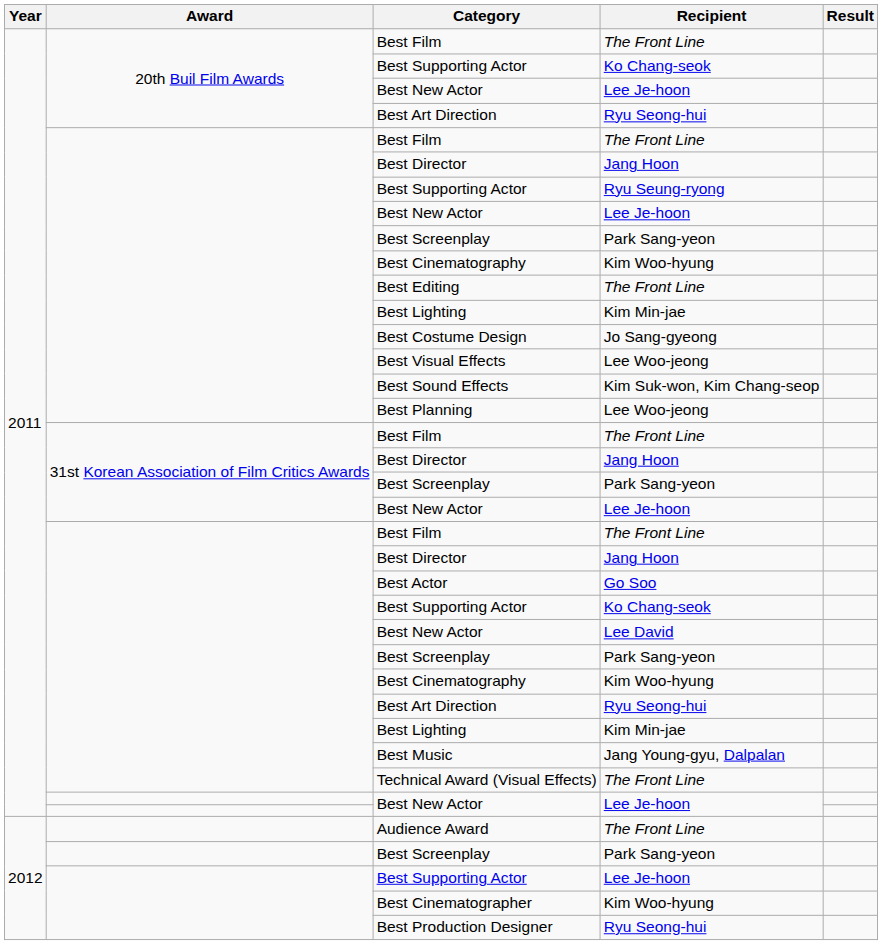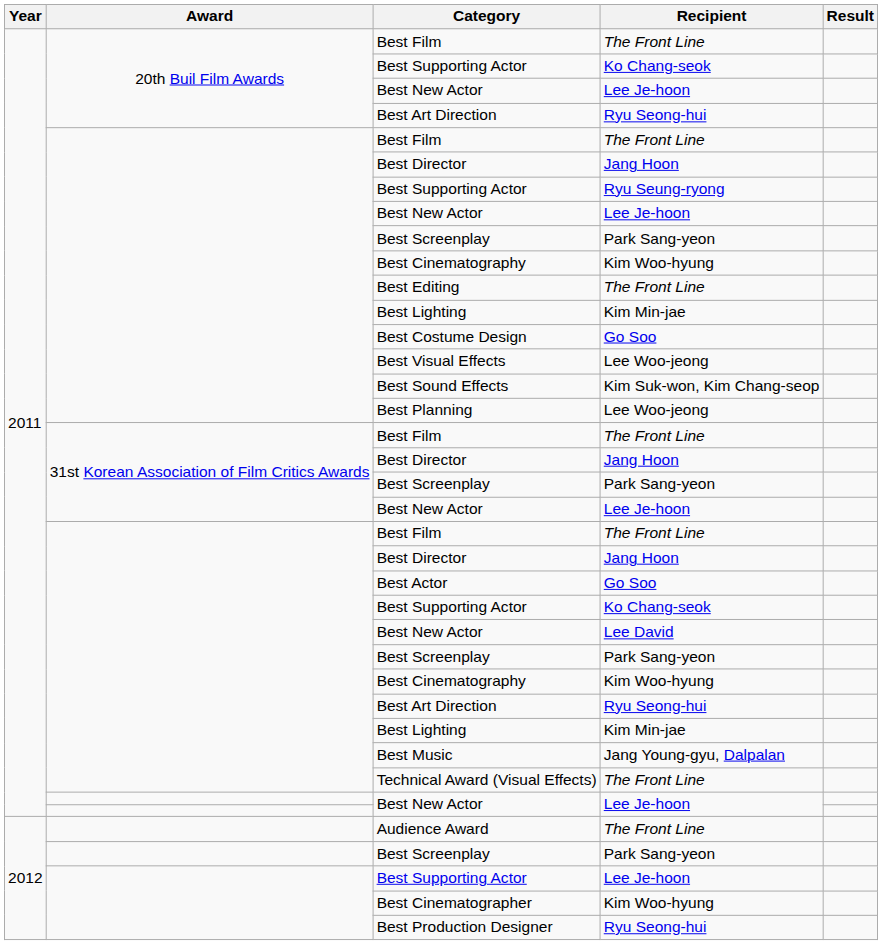(660, 336) Jo Sang-gyeong -> (630, 336) Go Soo
